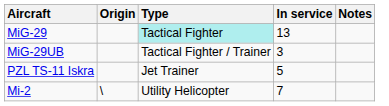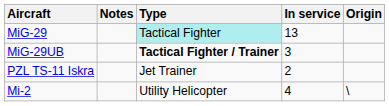columns swapped: (118, 14) <-> (355, 14)
(206, 52) normal -> (209, 52) bold
(280, 71) 5 -> (288, 71) 2
(280, 91) 7 -> (288, 91) 4
